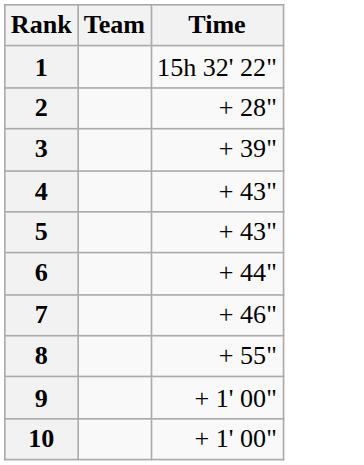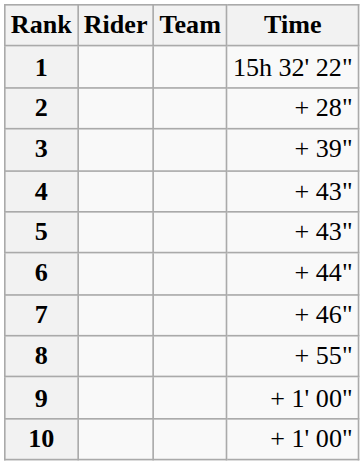+ column: (116, 25)
